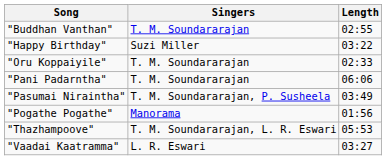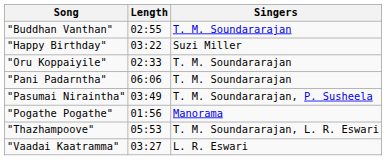columns swapped: (234, 13) <-> (360, 13)
